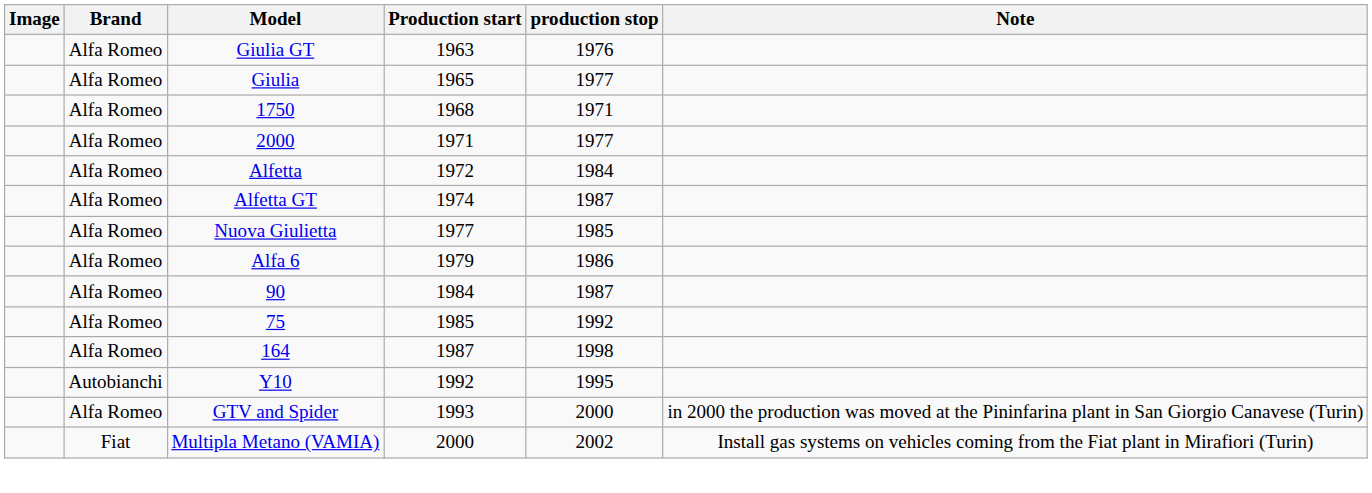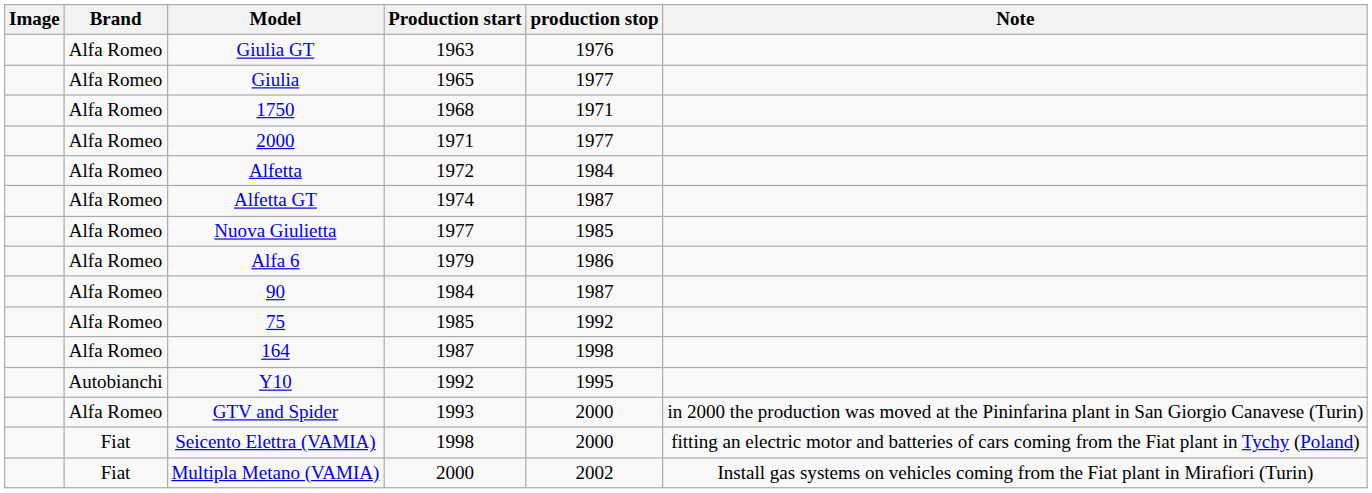+ row: (275, 442)
